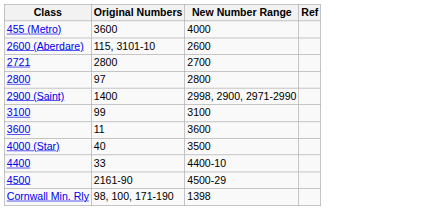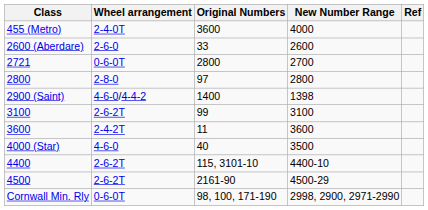+ column: (143, 12)
(125, 46) 115, 3101-10 -> (203, 46) 33
(242, 96) 2998, 2900, 2971-2990 -> (302, 96) 1398
(100, 163) 33 -> (227, 163) 115, 3101-10
(199, 197) 1398 -> (345, 197) 2998, 2900, 2971-2990
